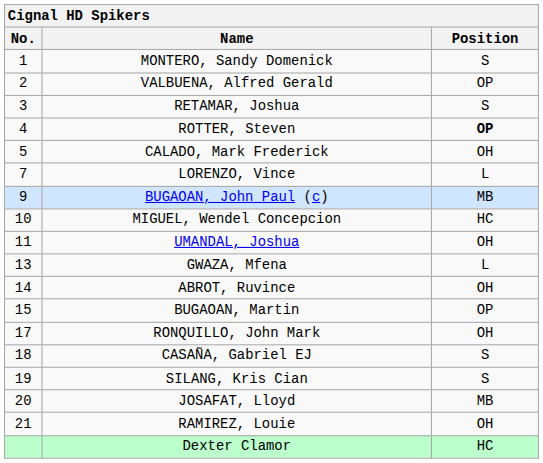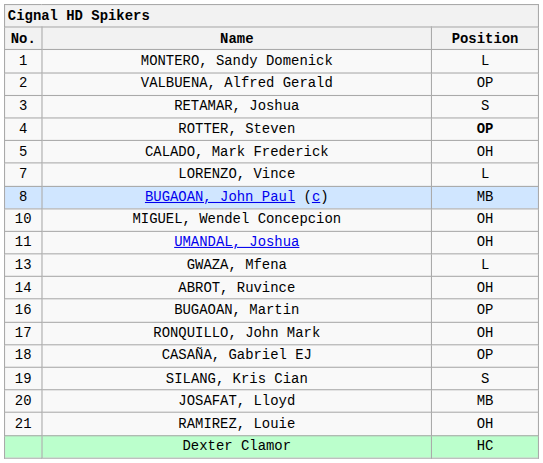(485, 61) S -> (485, 61) L
(23, 197) 9 -> (23, 197) 8
(485, 220) HC -> (485, 220) OH
(23, 311) 15 -> (23, 311) 16
(485, 356) S -> (485, 356) OP
